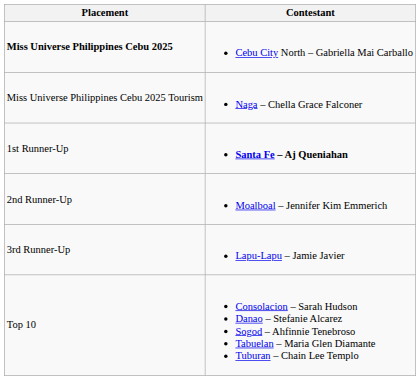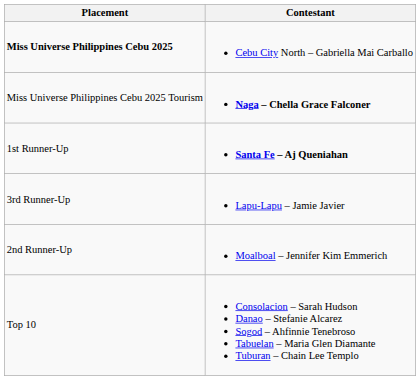(310, 104) normal -> (310, 104) bold
rows swapped: (39, 199) <-> (39, 250)
